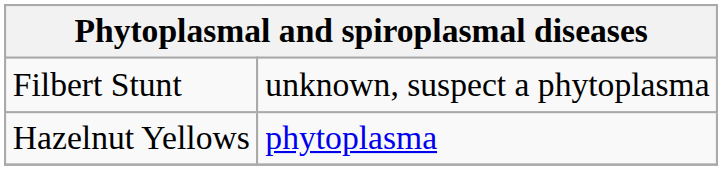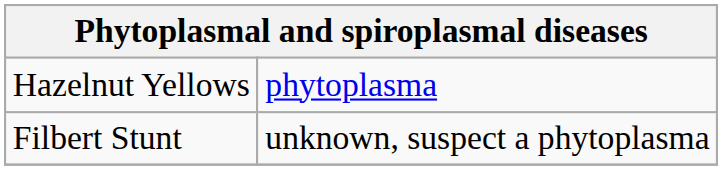rows swapped: (97, 84) <-> (131, 137)
